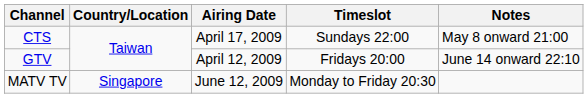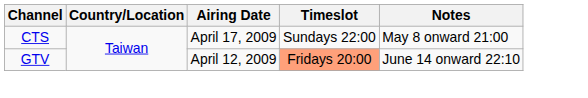(363, 59) no background -> (329, 59) lightsalmon background
- row: (37, 81)
